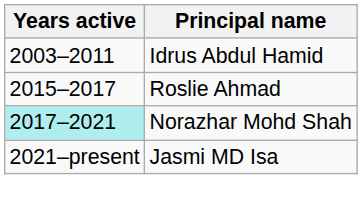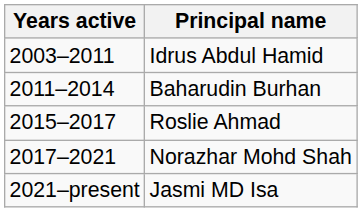+ row: (235, 88)
(63, 122) paleturquoise background -> (63, 156) no background
